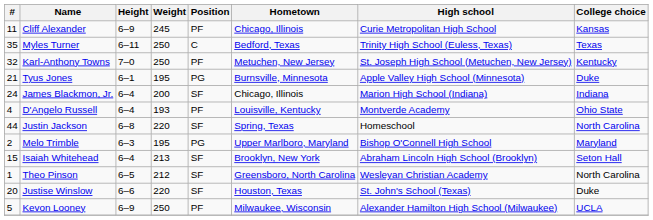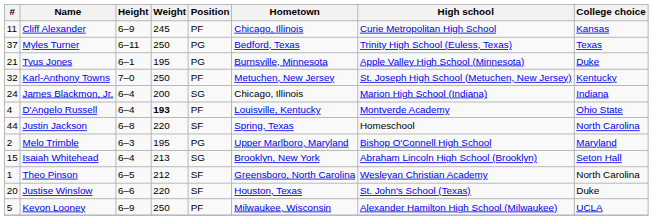(12, 45) 35 -> (12, 45) 37
(194, 45) C -> (198, 45) PG
rows swapped: (47, 77) <-> (66, 61)
(197, 94) SF -> (198, 94) SG
(162, 110) normal -> (162, 110) bold
(197, 159) SF -> (198, 159) SG
